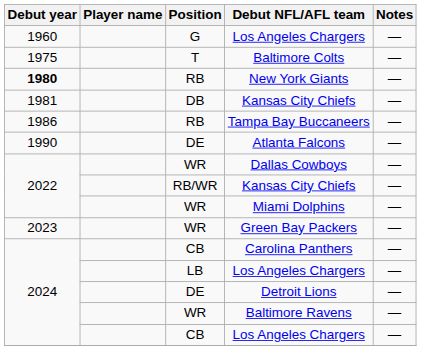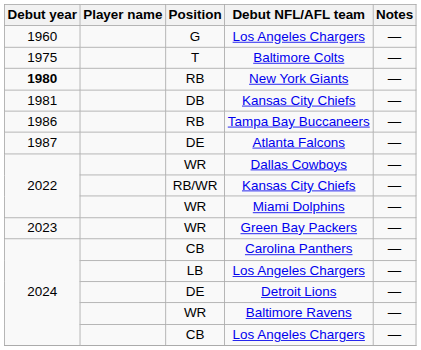(42, 143) 1990 -> (42, 143) 1987
